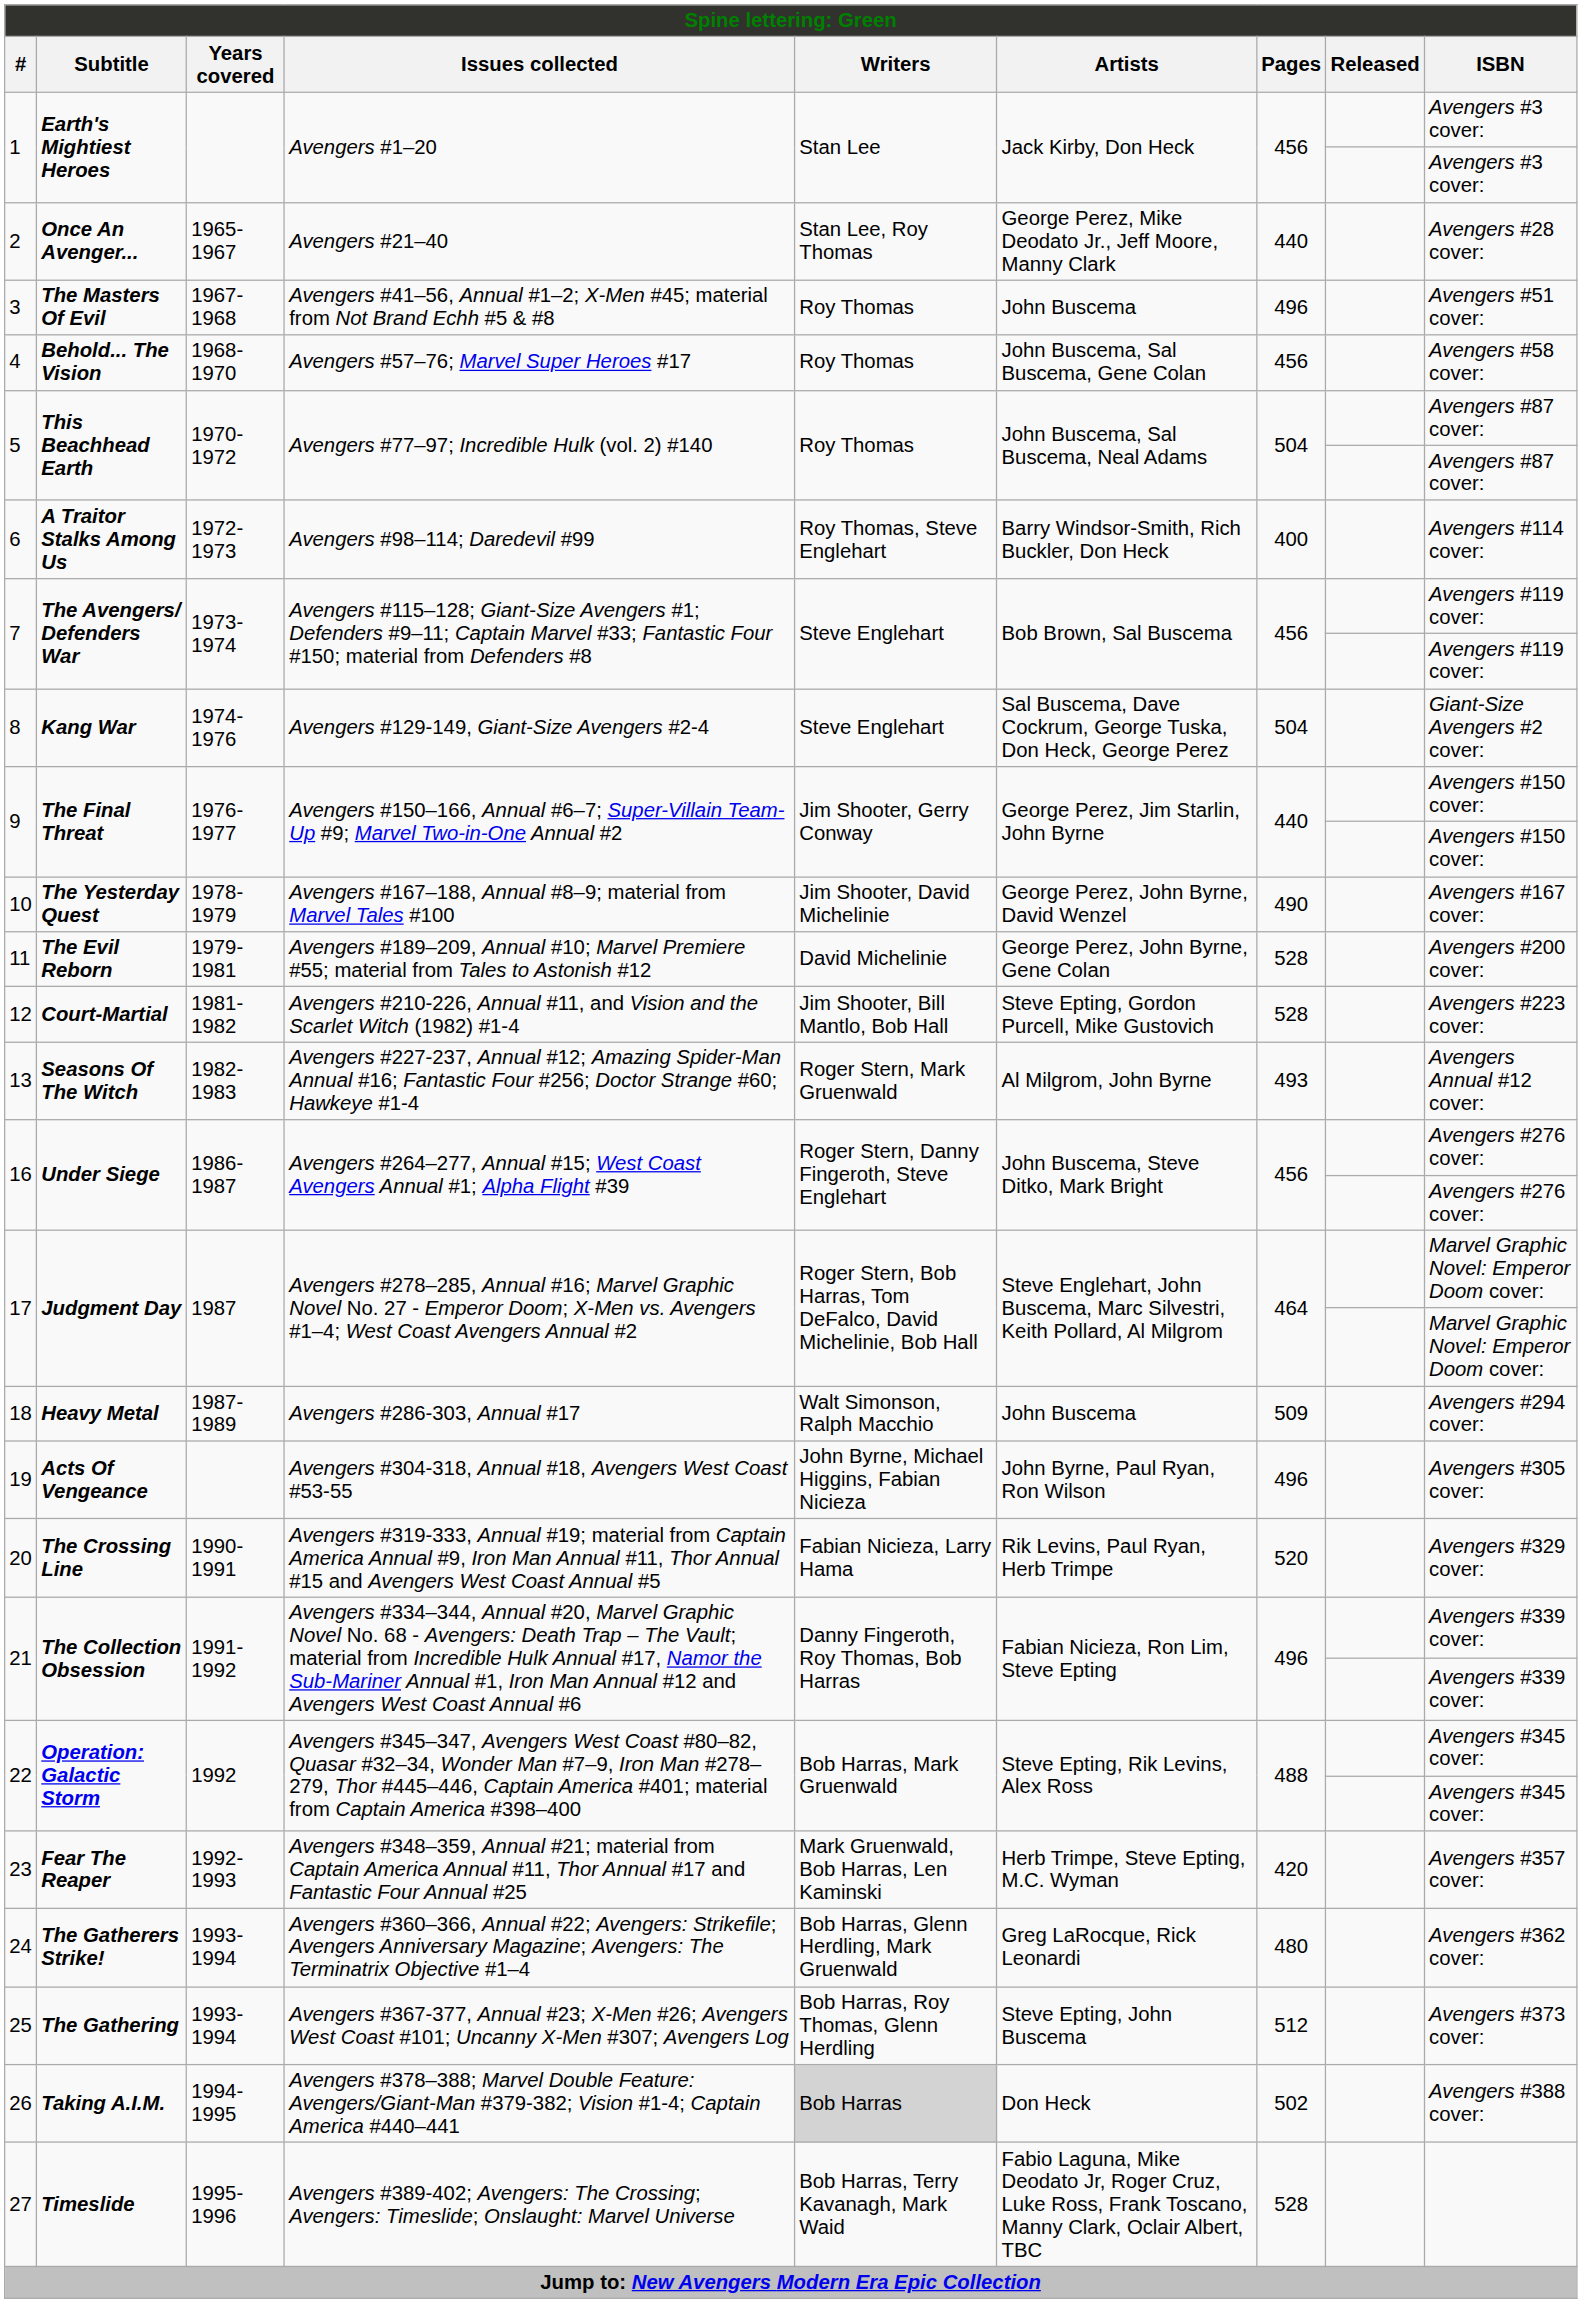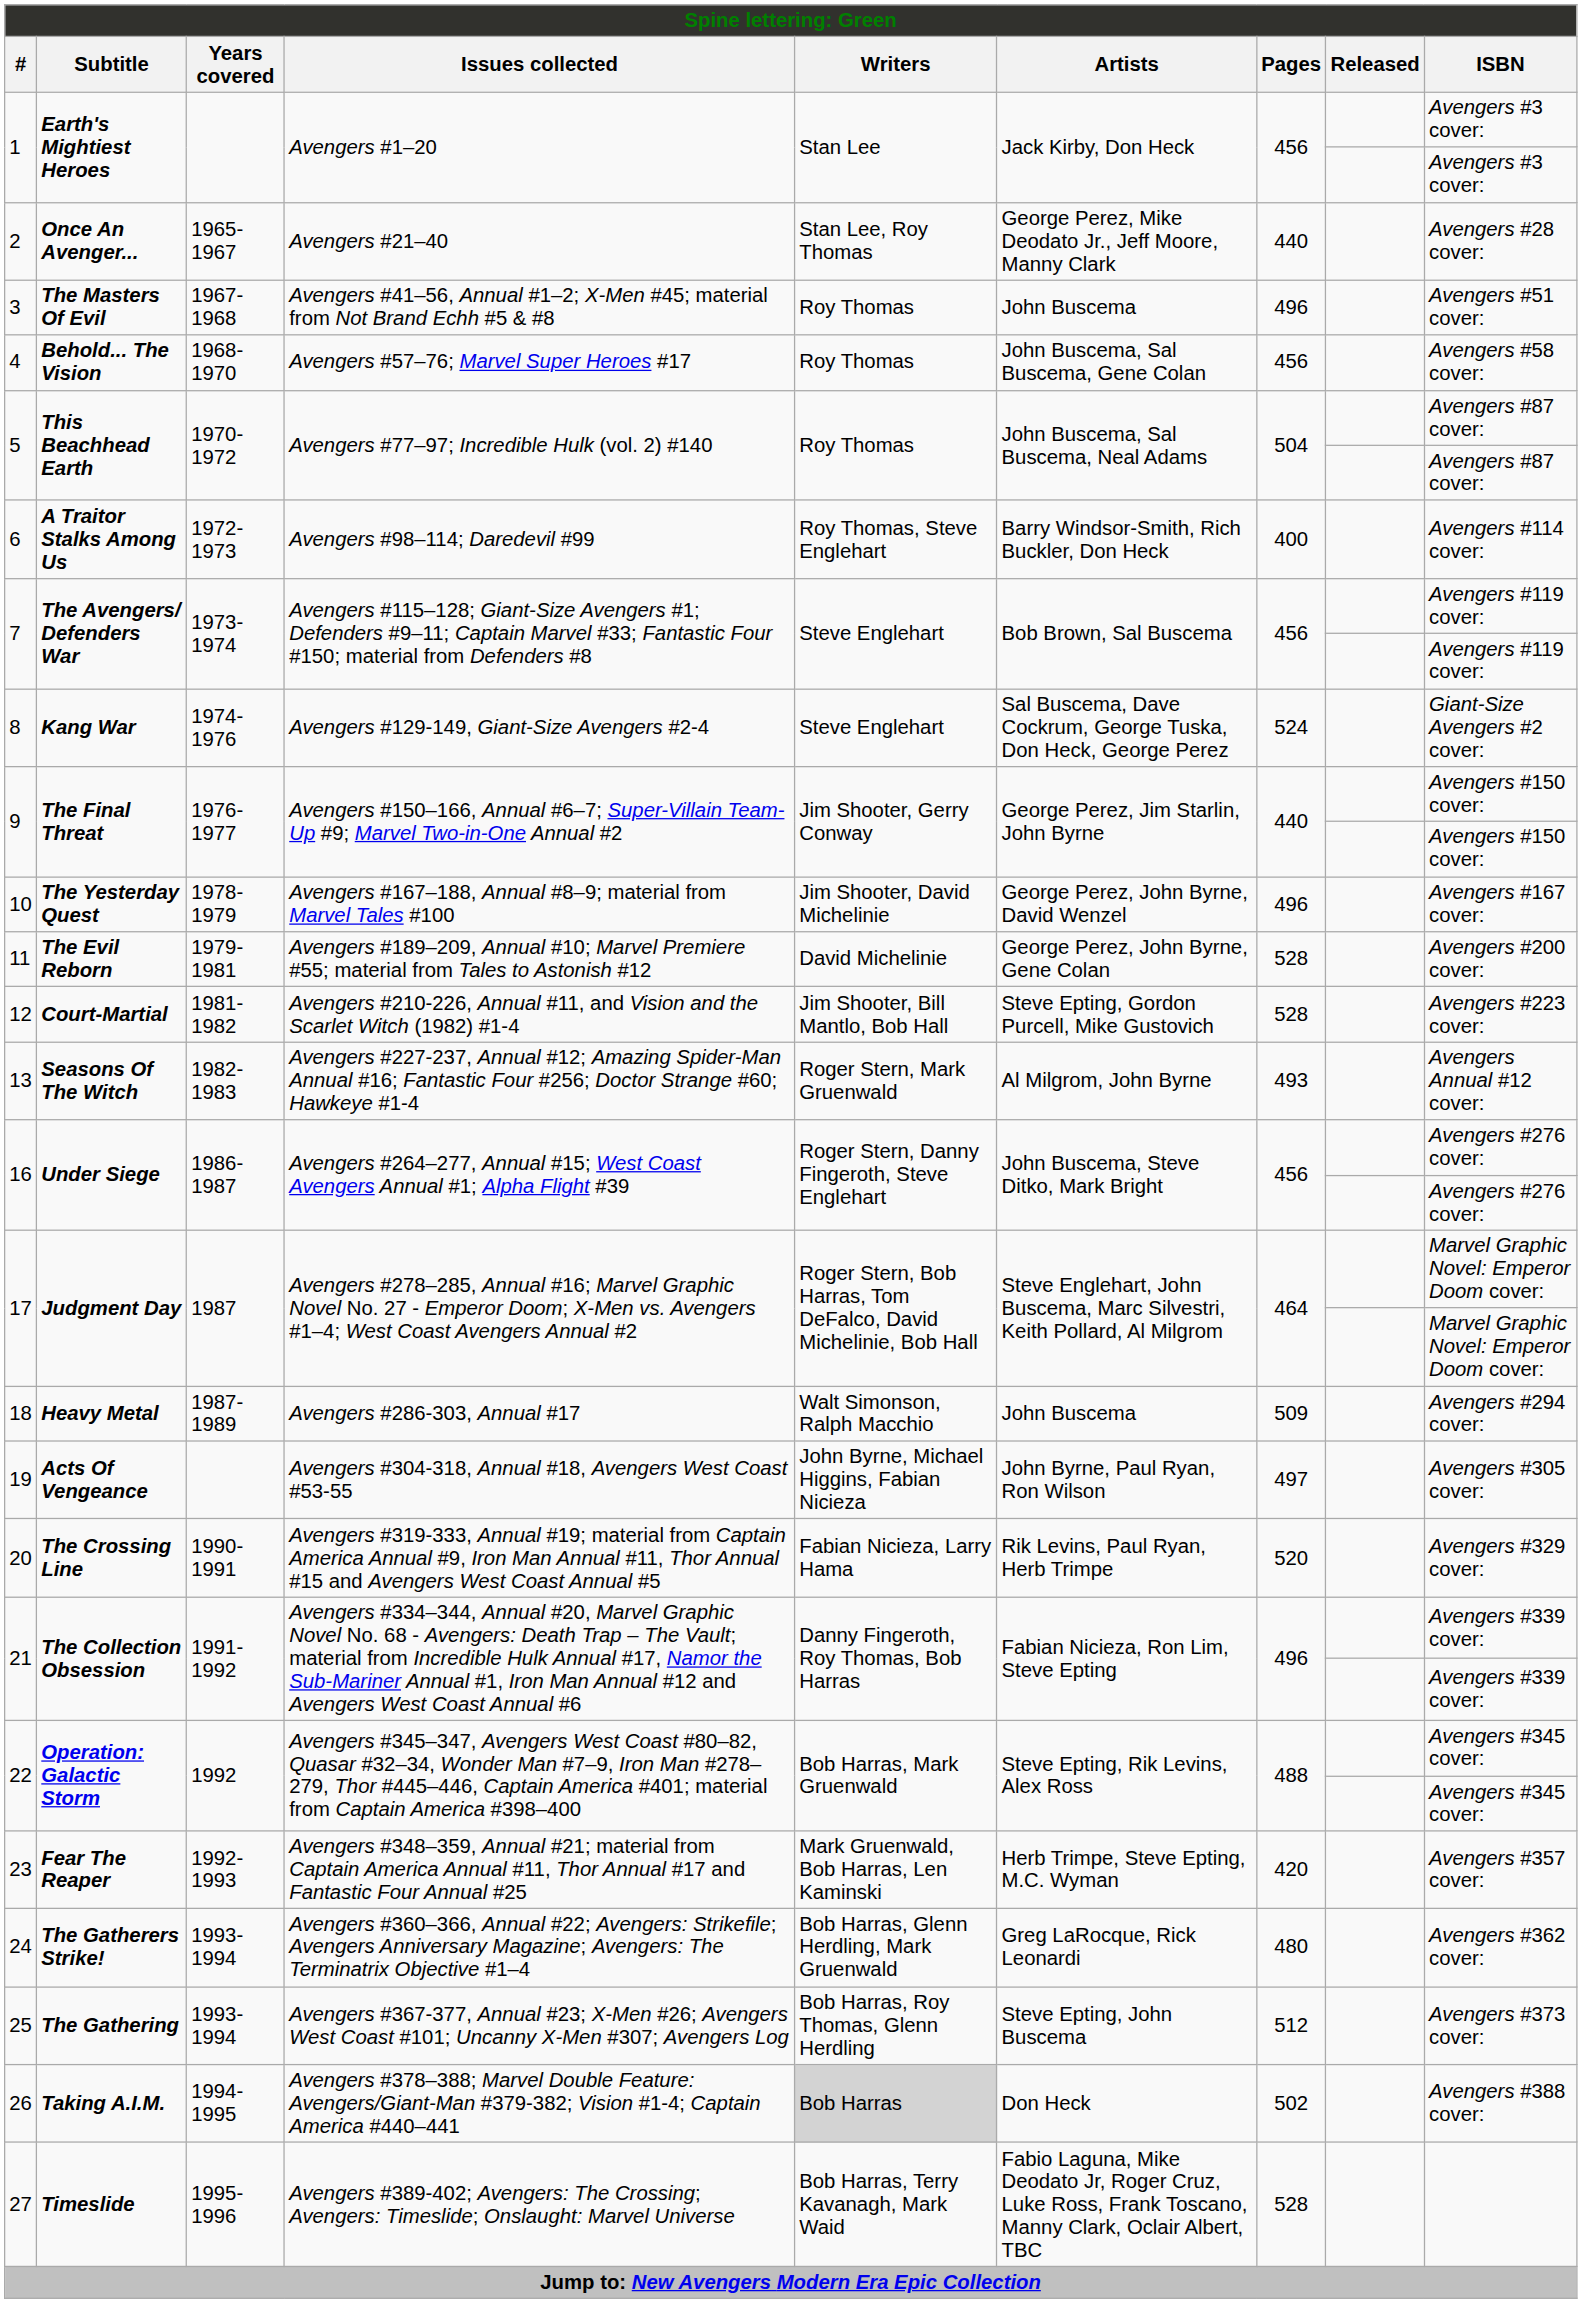(1291, 727) 504 -> (1291, 727) 524
(1291, 904) 490 -> (1291, 904) 496
(1291, 1479) 496 -> (1291, 1479) 497
